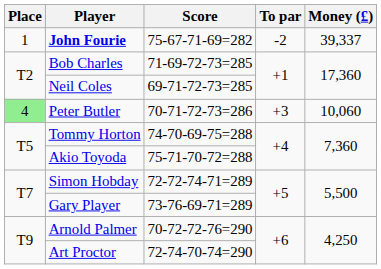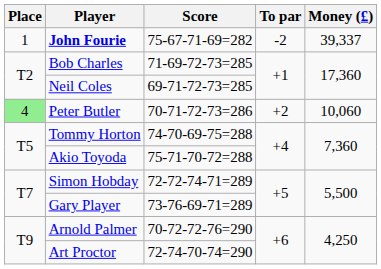(280, 110) +3 -> (280, 110) +2
